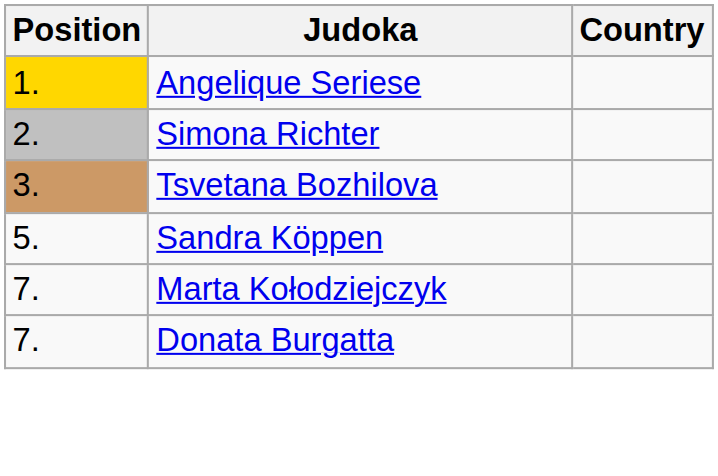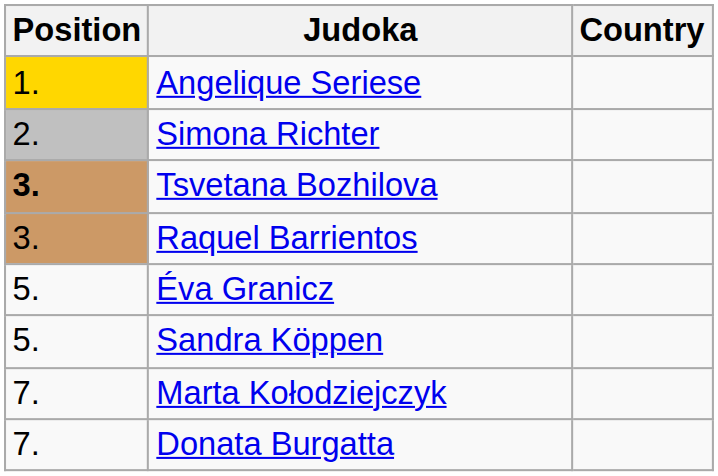(26, 185) normal -> (26, 185) bold
+ row: (287, 237)
+ row: (245, 289)
